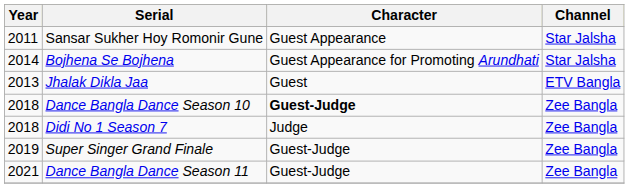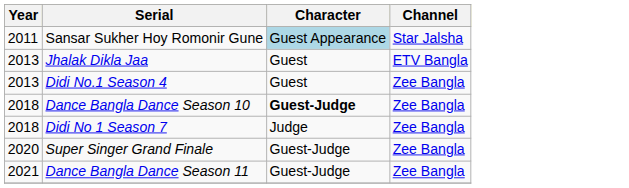(328, 37) no background -> (328, 37) lightblue background
- row: (110, 60)
+ row: (106, 82)
(23, 149) 2019 -> (23, 149) 2020
